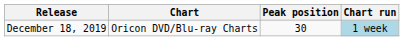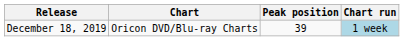(301, 28) 30 -> (301, 28) 39
